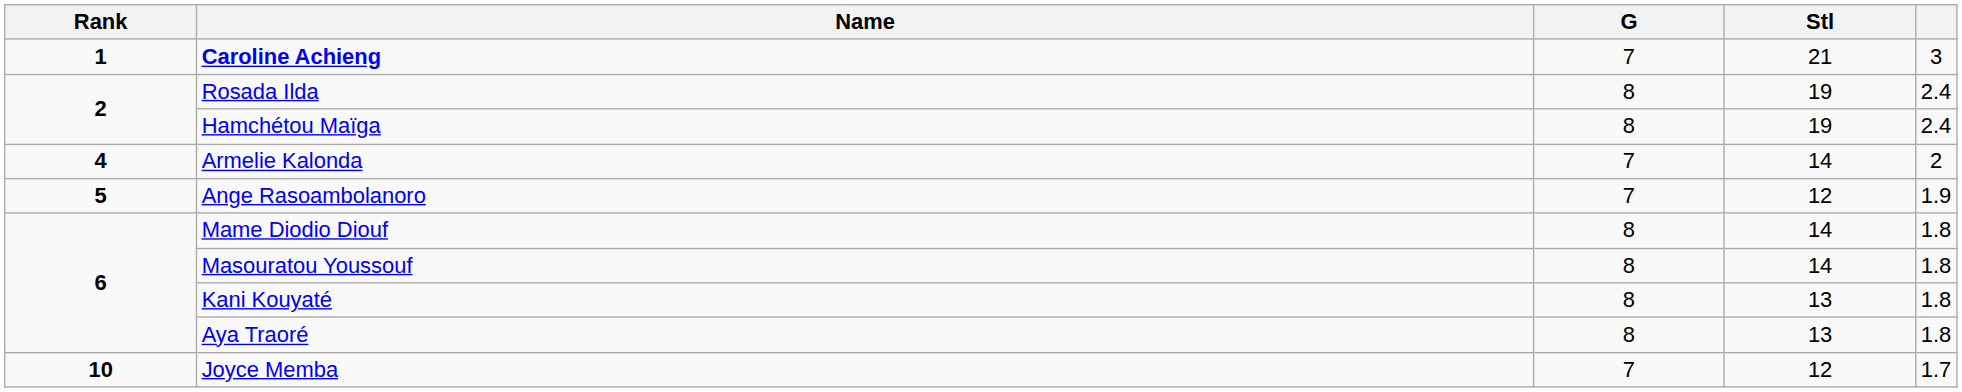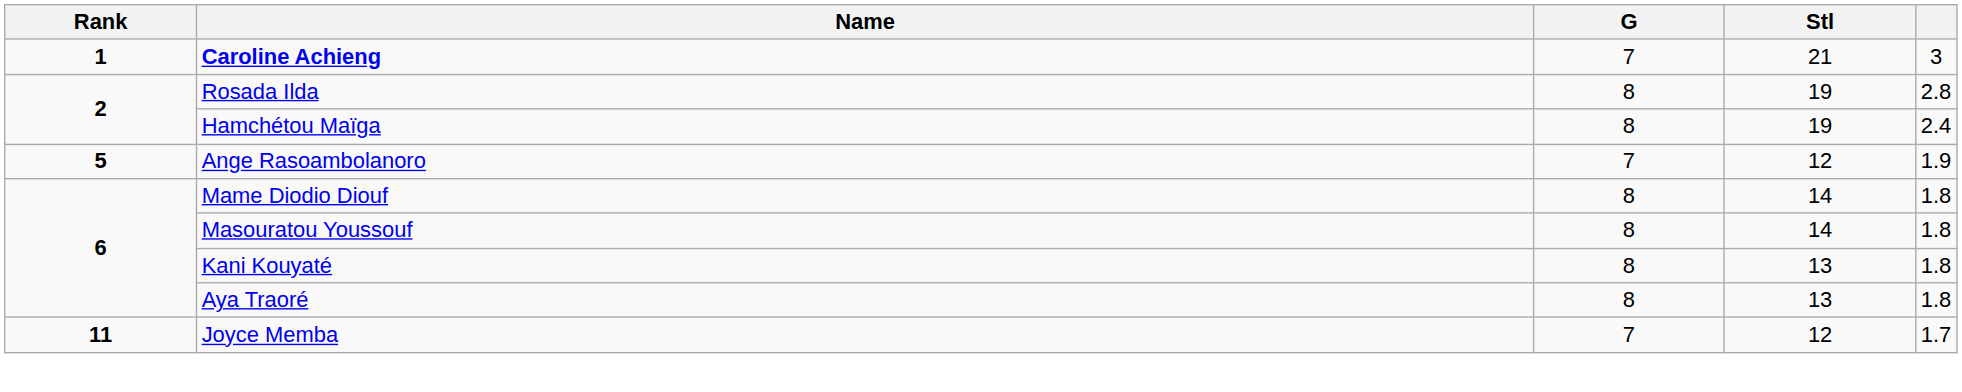(1936, 91) 2.4 -> (1936, 91) 2.8
- row: (282, 160)
(101, 369) 10 -> (101, 334) 11
